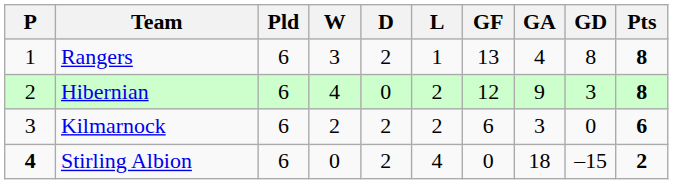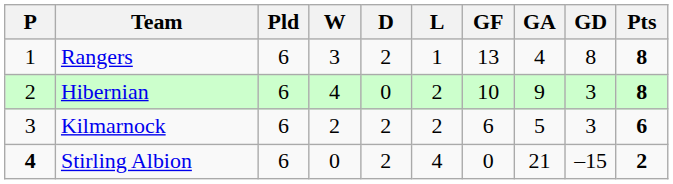(488, 91) 12 -> (488, 91) 10
(539, 126) 3 -> (539, 126) 5
(591, 126) 0 -> (591, 126) 3
(539, 160) 18 -> (539, 160) 21
